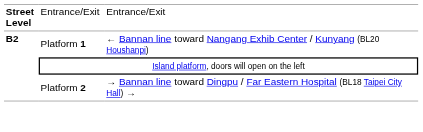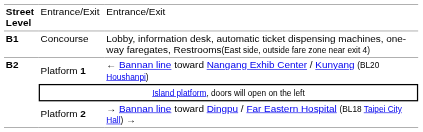+ row: (65, 38)
